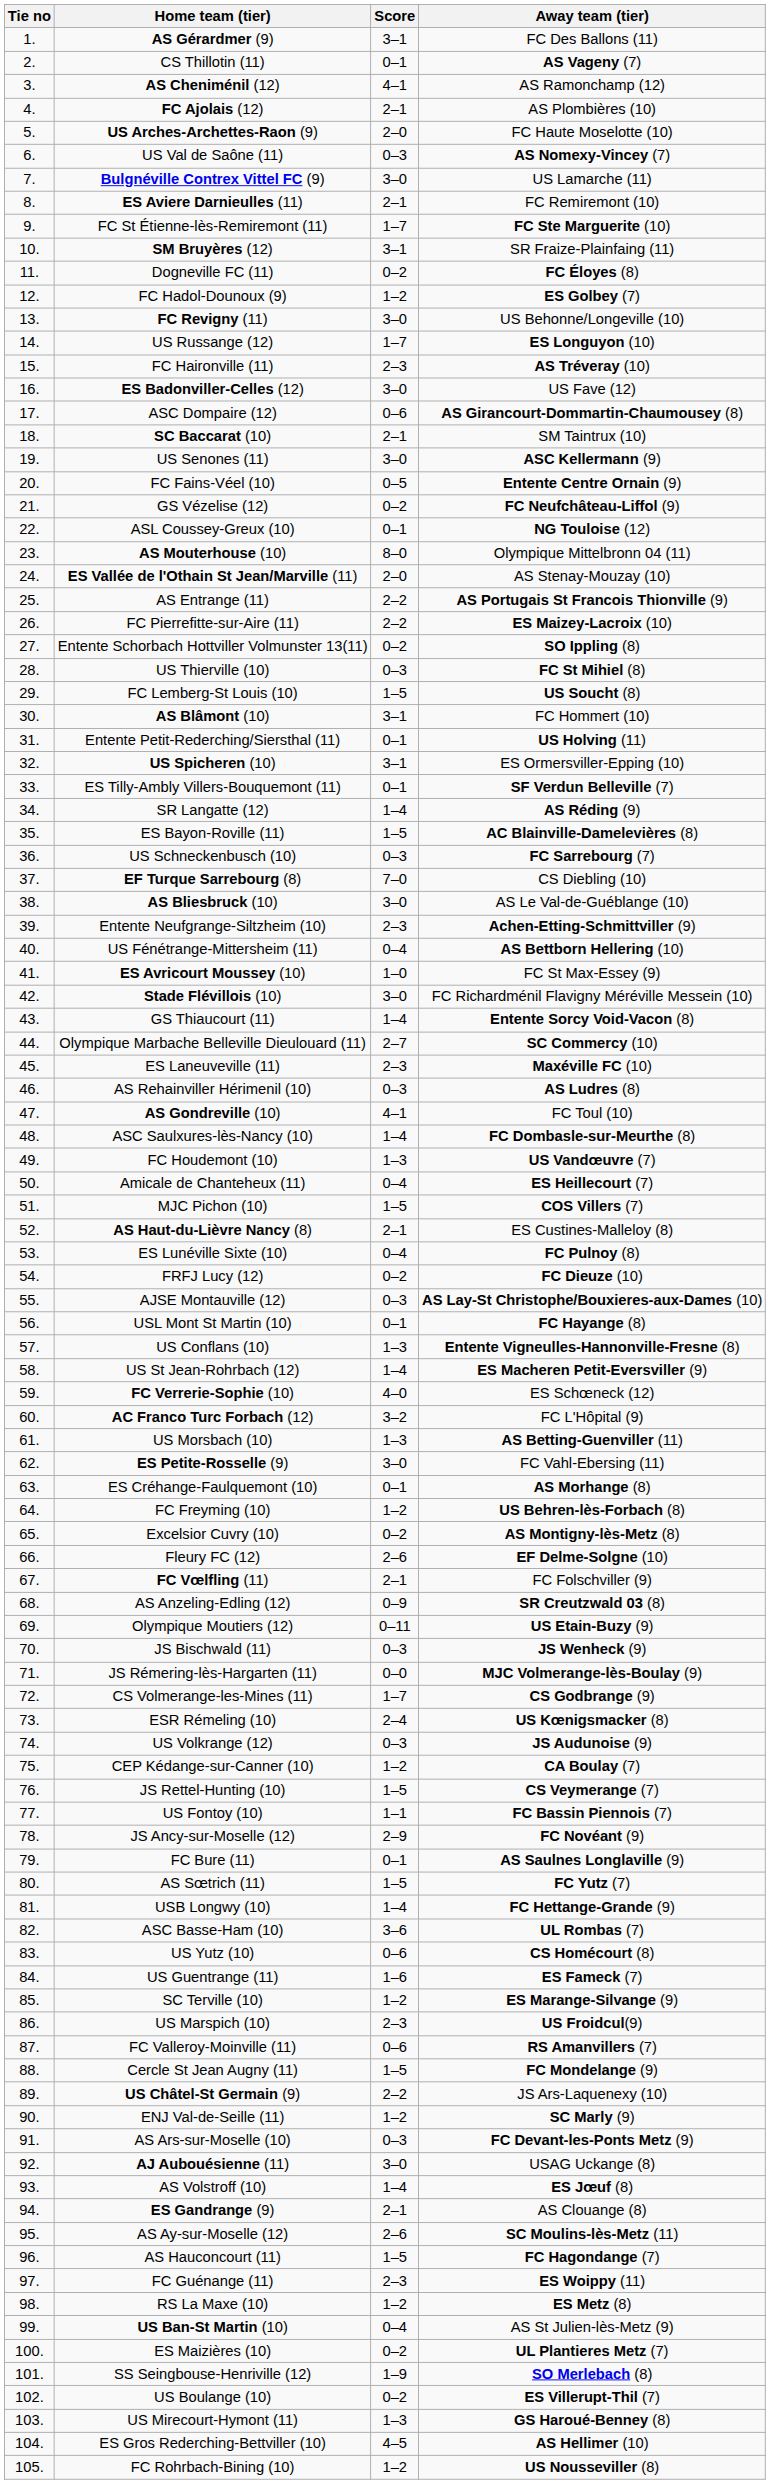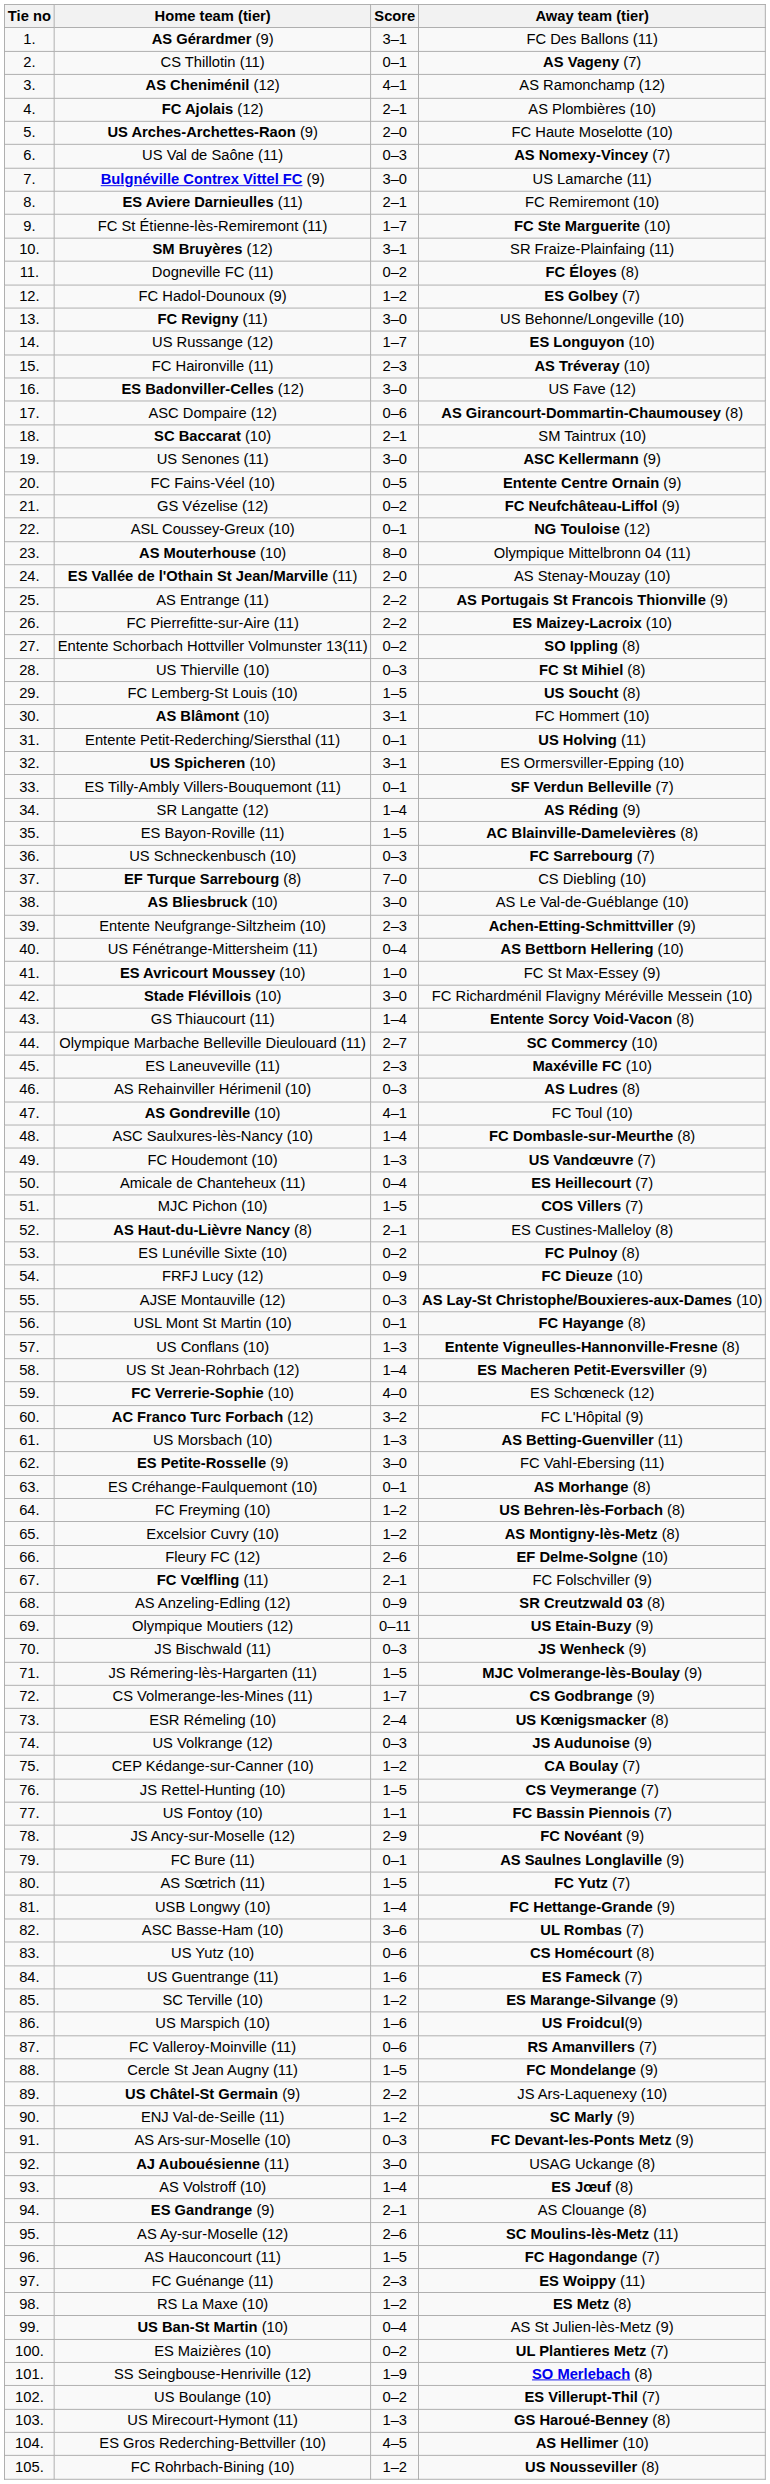(395, 1253) 0–4 -> (395, 1253) 0–2
(395, 1276) 0–2 -> (395, 1276) 0–9
(395, 1533) 0–2 -> (395, 1533) 1–2
(395, 1673) 0–0 -> (395, 1673) 1–5
(395, 2023) 2–3 -> (395, 2023) 1–6
